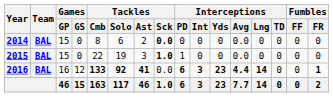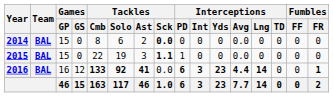(164, 56) 1.0 -> (164, 56) 1.1
